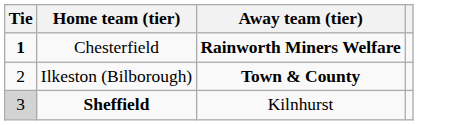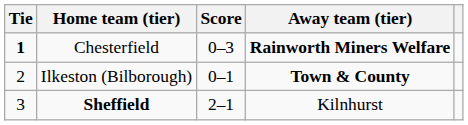+ column: (221, 18)
(21, 104) lightgrey background -> (21, 104) no background
